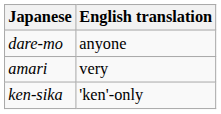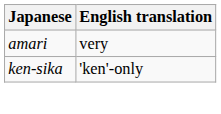- row: (36, 43)
